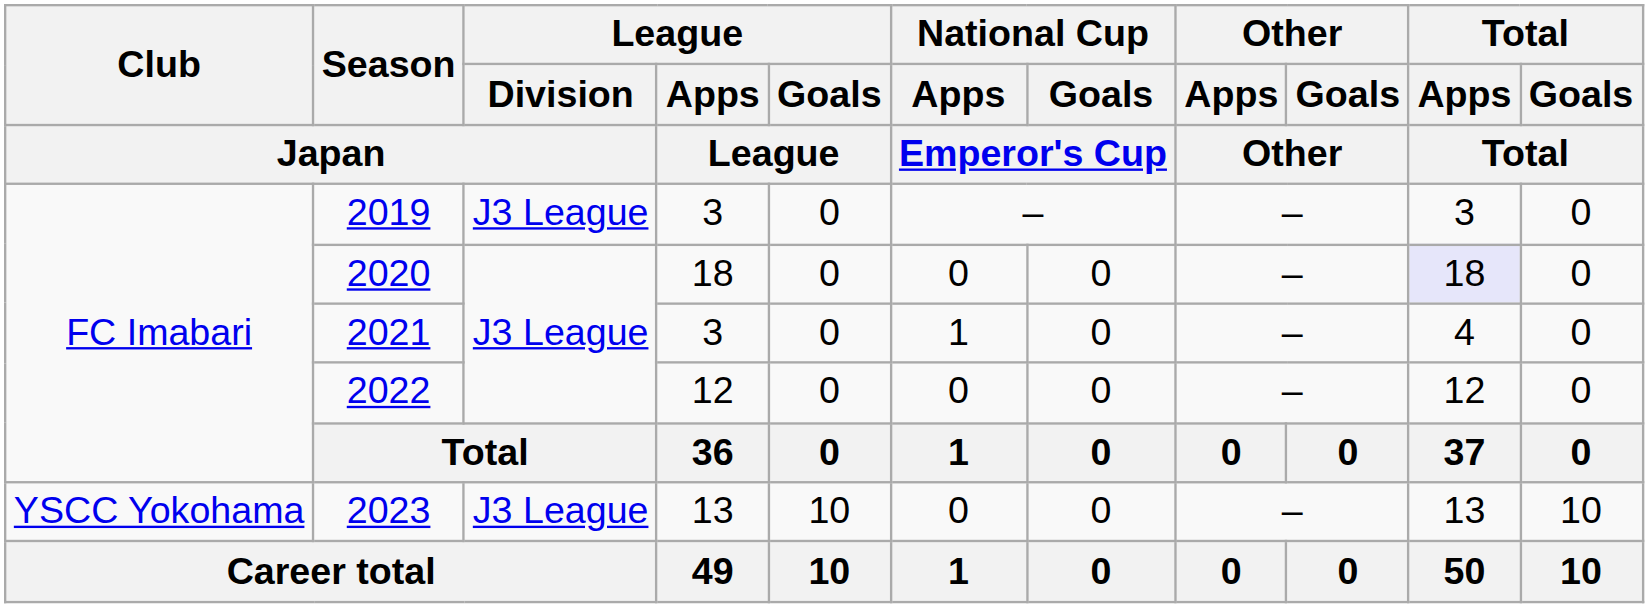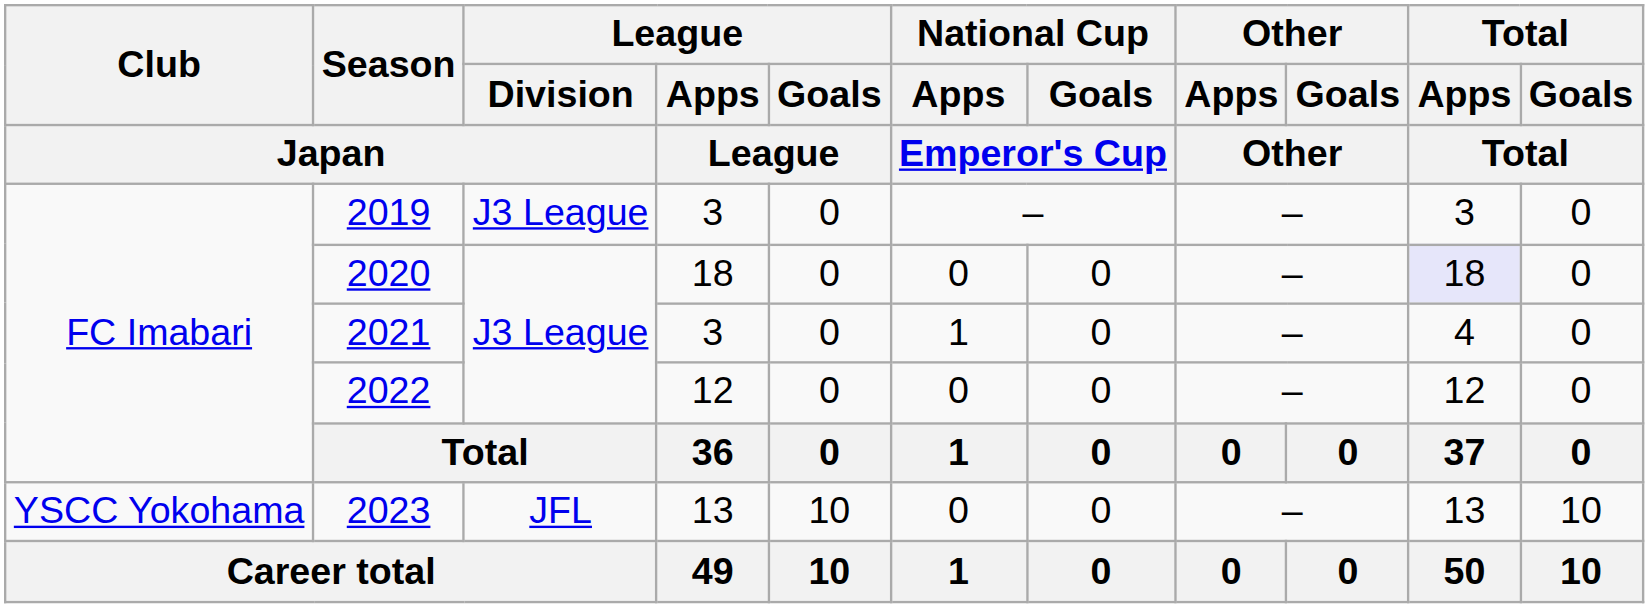(561, 511) J3 League -> (561, 511) JFL
